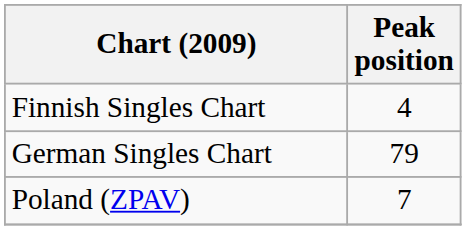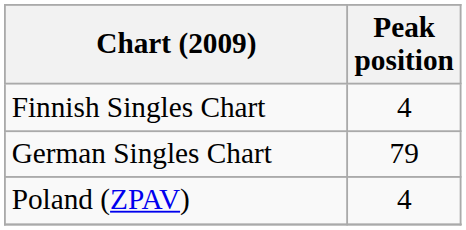(404, 199) 7 -> (404, 199) 4
